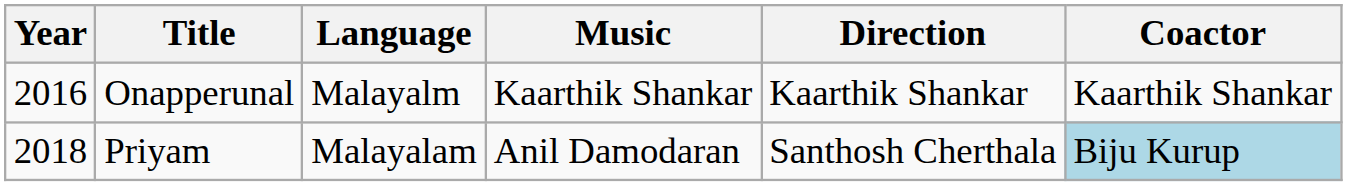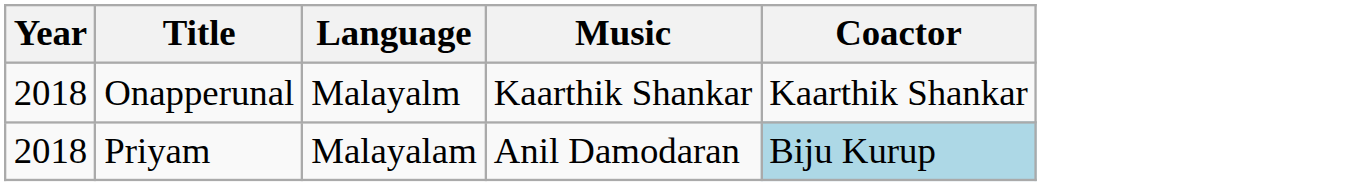- column: (913, 33)
(50, 92) 2016 -> (50, 92) 2018
